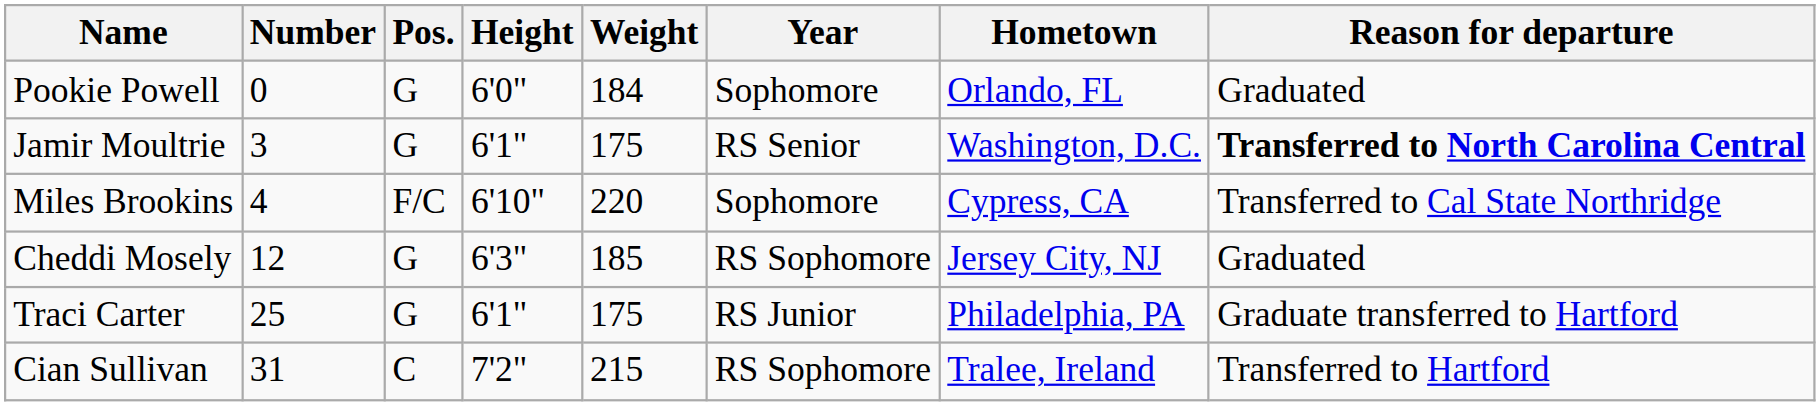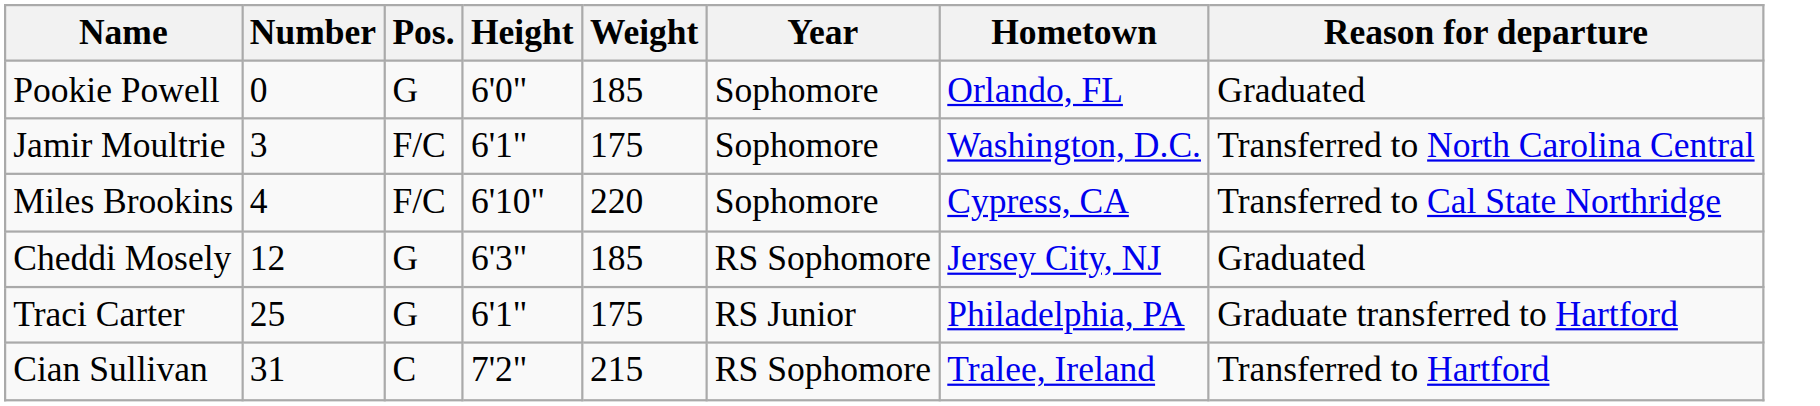(617, 88) 184 -> (617, 88) 185
(405, 145) G -> (419, 145) F/C
(787, 145) RS Senior -> (797, 145) Sophomore
(1511, 145) bold -> (1486, 145) normal
